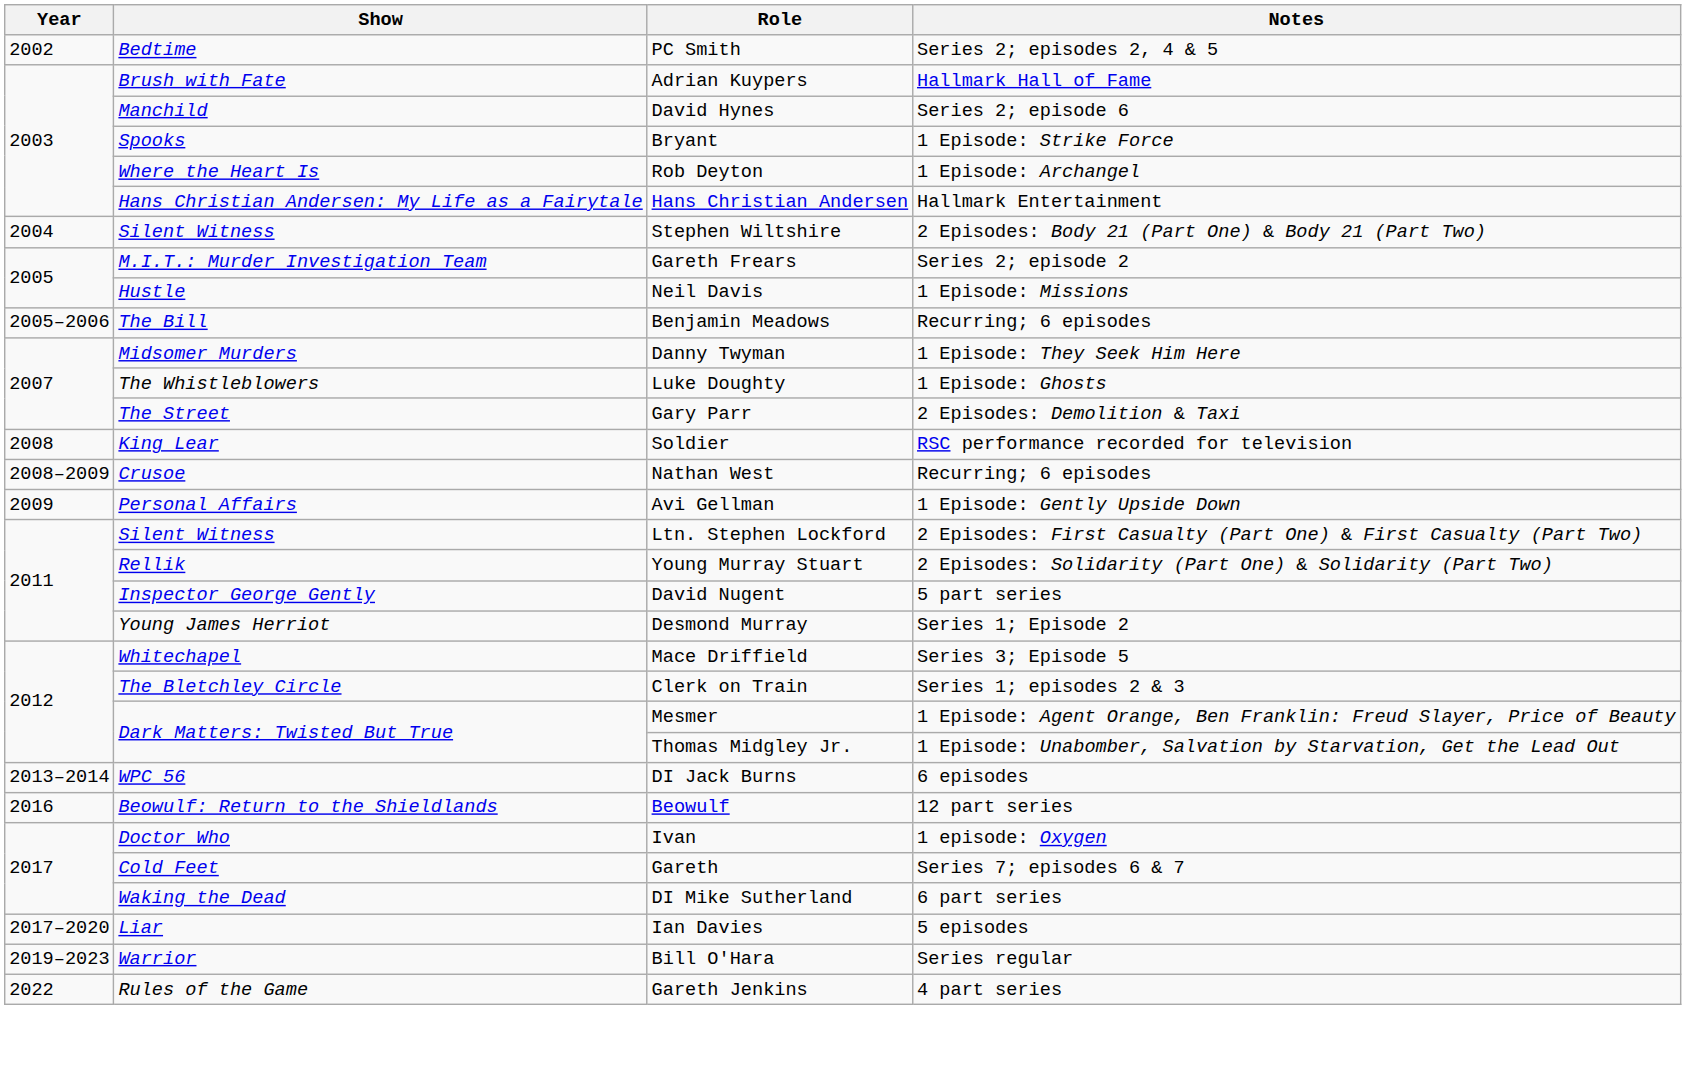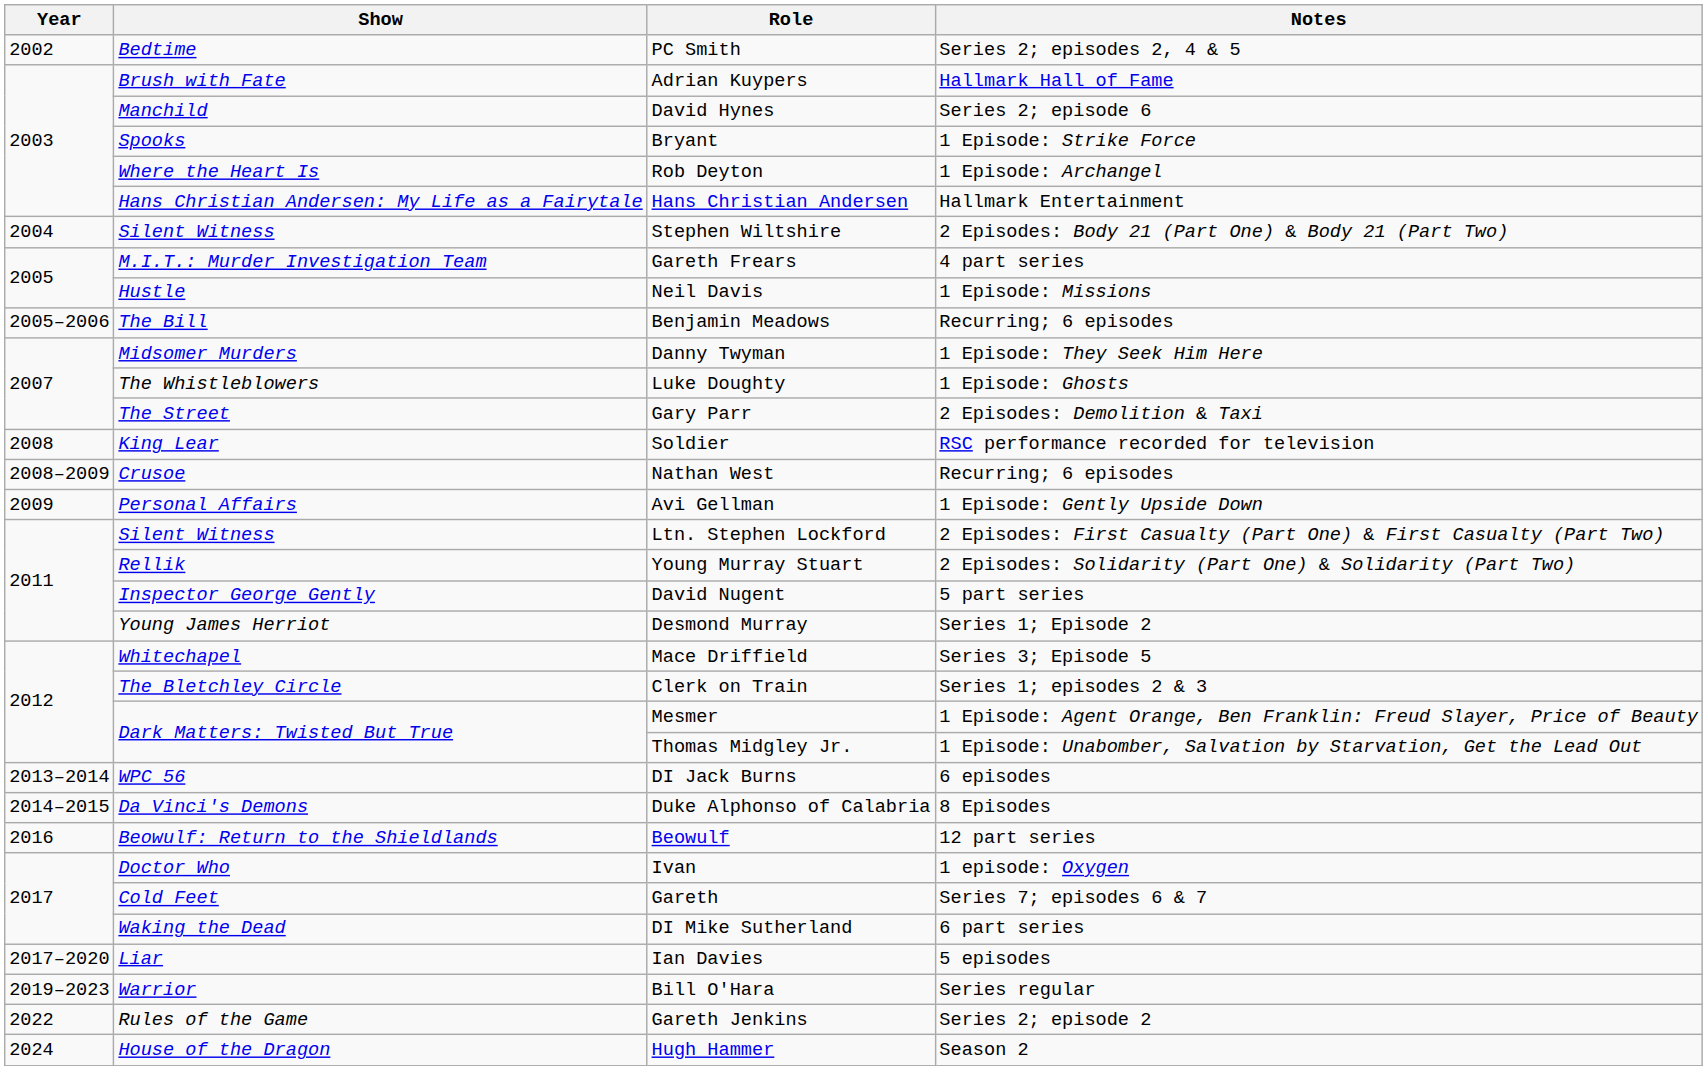(1023, 262) Series 2; episode 2 -> (1012, 262) 4 part series
+ row: (791, 808)
(990, 989) 4 part series -> (1045, 1020) Series 2; episode 2
+ row: (713, 1050)
